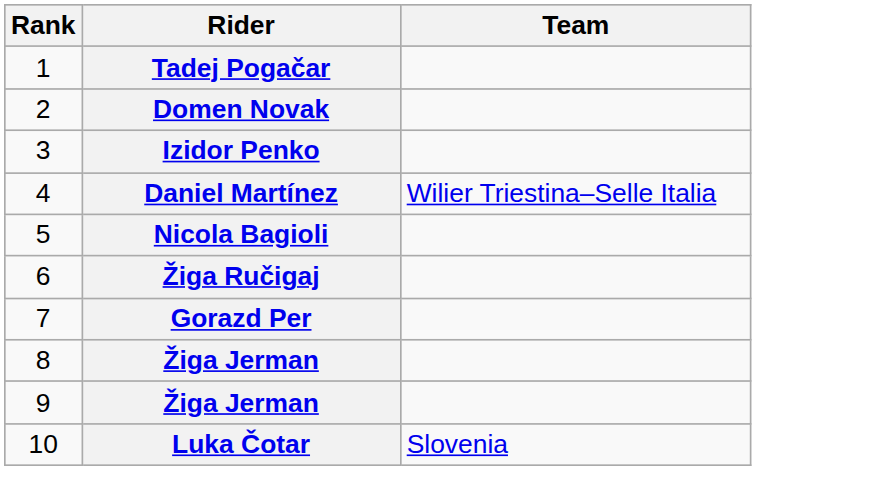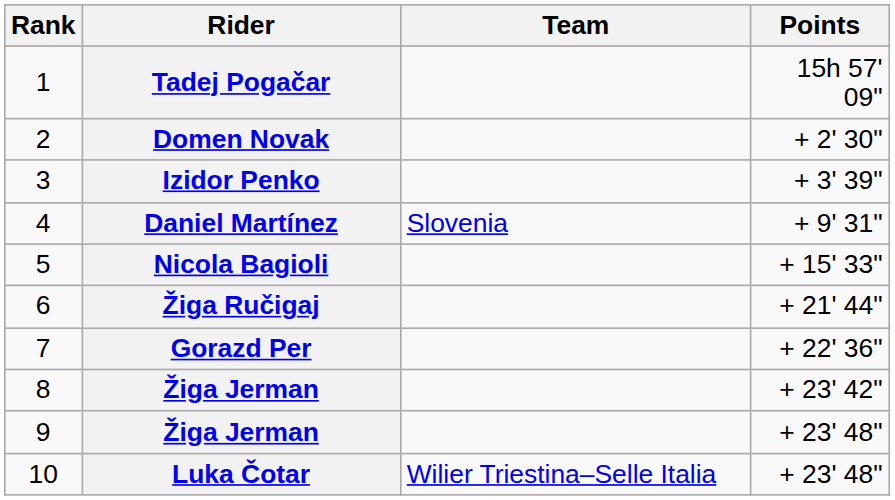+ column: (820, 25)
(561, 192) Wilier Triestina–Selle Italia -> (457, 222) Slovenia
(457, 444) Slovenia -> (561, 473) Wilier Triestina–Selle Italia
